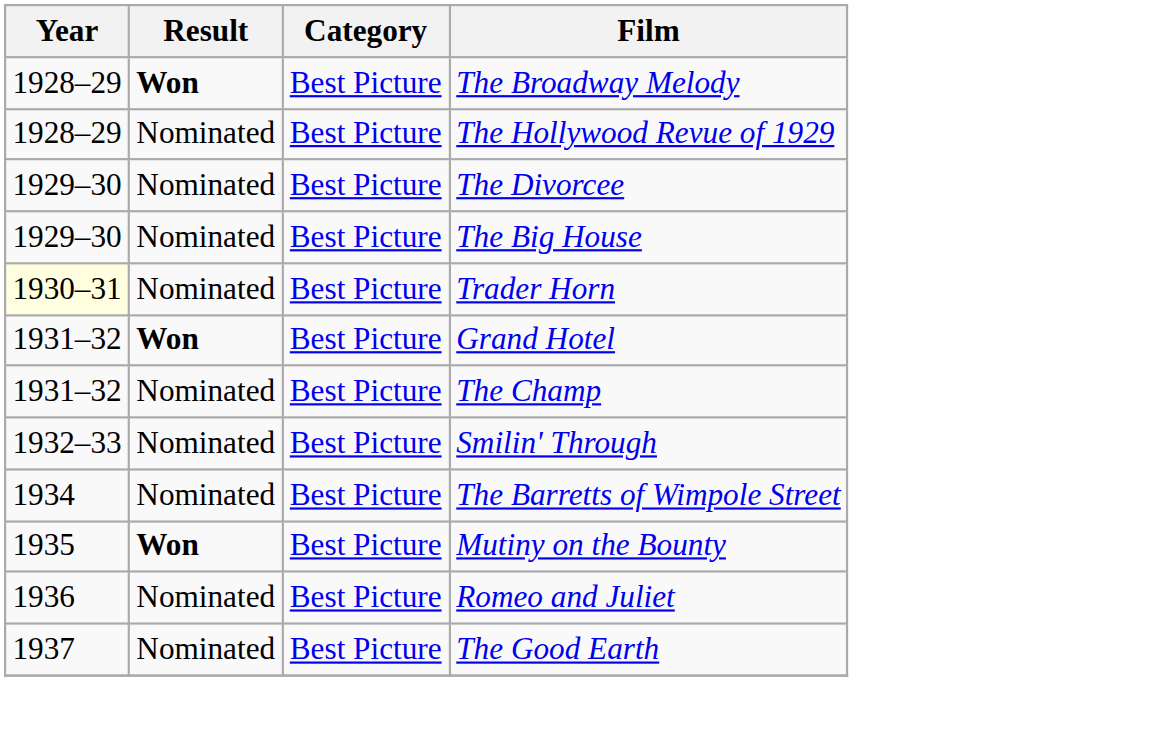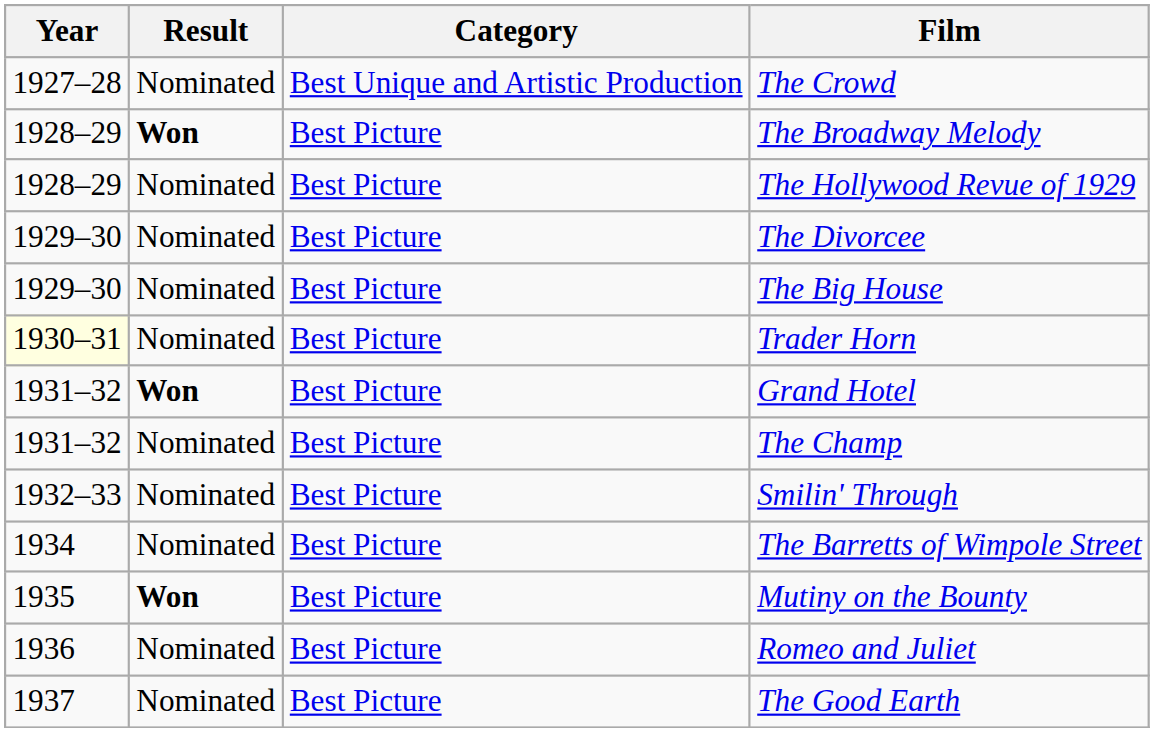+ row: (826, 82)
